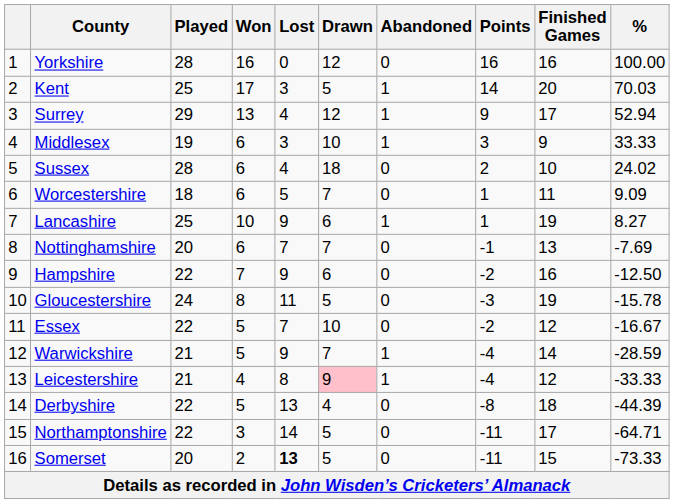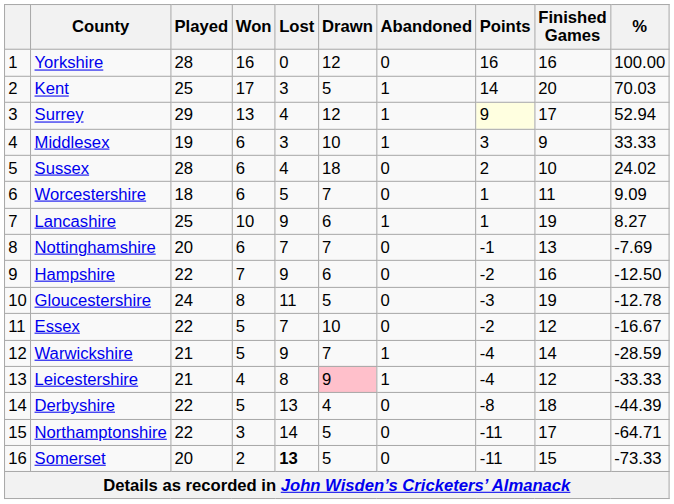(484, 115) no background -> (484, 115) lightyellow background
(638, 300) -15.78 -> (638, 300) -12.78
